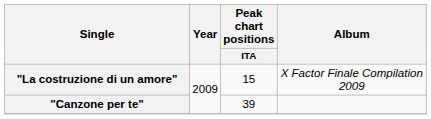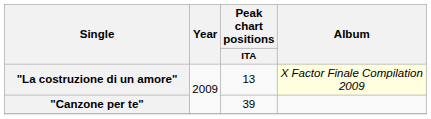(249, 79) 15 -> (249, 79) 13
(352, 79) no background -> (352, 79) lightyellow background
